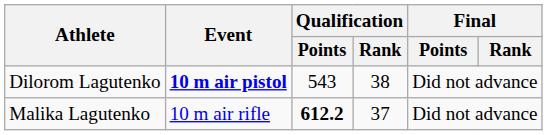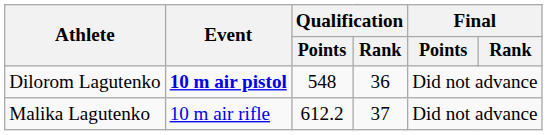(322, 82) 543 -> (322, 82) 548
(380, 82) 38 -> (380, 82) 36
(322, 113) bold -> (322, 113) normal
